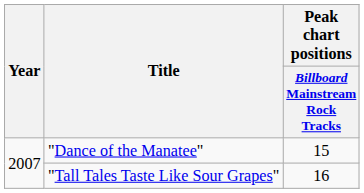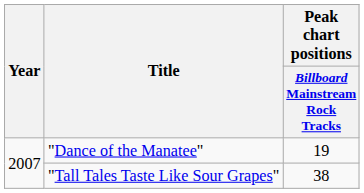(321, 150) 15 -> (321, 150) 19
(321, 175) 16 -> (321, 175) 38
